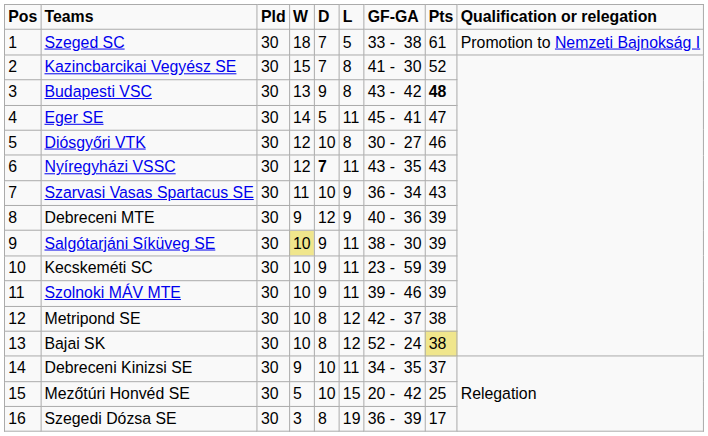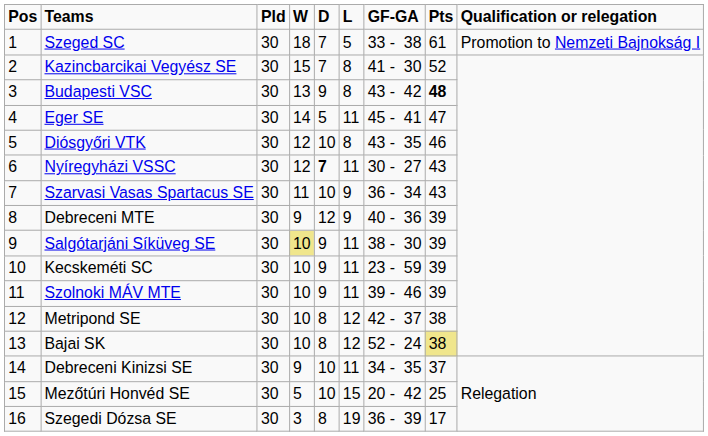(395, 142) 30 - 27 -> (395, 142) 43 - 35
(395, 167) 43 - 35 -> (395, 167) 30 - 27
